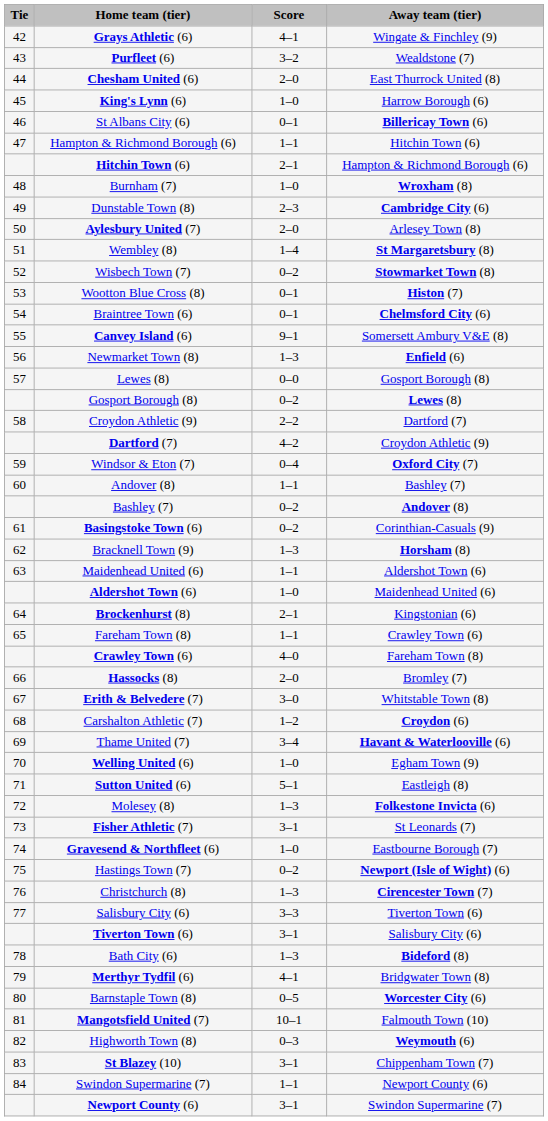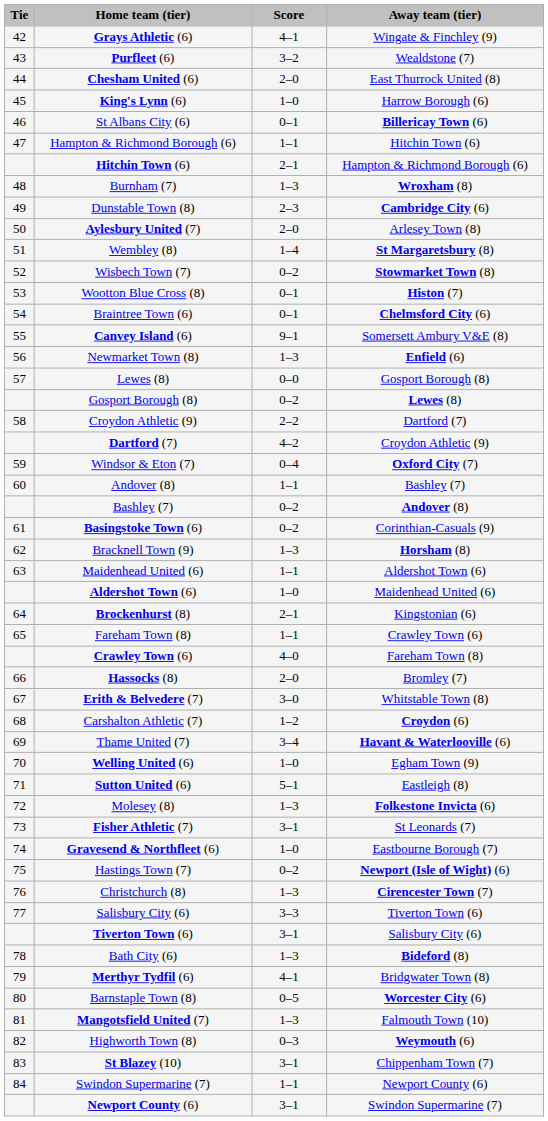(289, 186) 1–0 -> (289, 186) 1–3
(289, 1020) 10–1 -> (289, 1020) 1–3
